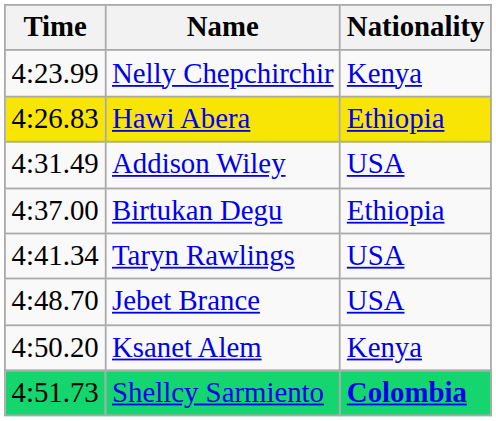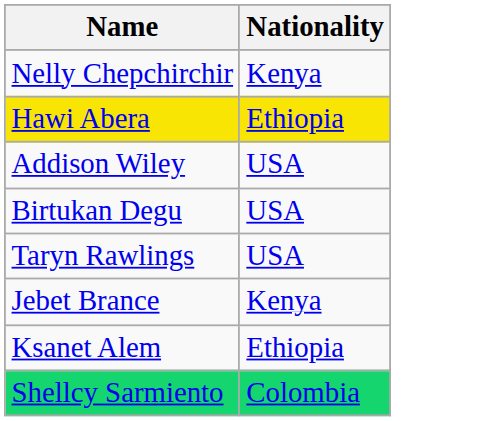- column: (55, 27)
(396, 210) Ethiopia -> (275, 210) USA
(376, 301) USA -> (284, 301) Kenya
(384, 347) Kenya -> (295, 347) Ethiopia
(407, 392) bold -> (303, 392) normal
